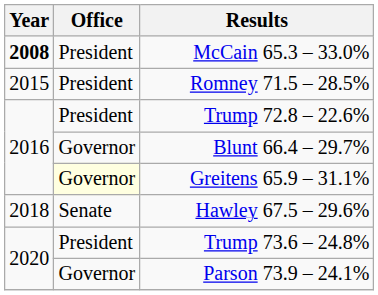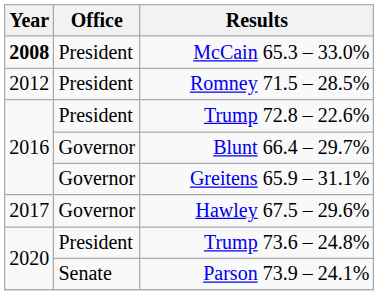(29, 83) 2015 -> (29, 83) 2012
(97, 178) lightyellow background -> (97, 178) no background
(29, 210) 2018 -> (29, 210) 2017
(85, 210) Senate -> (97, 210) Governor
(97, 274) Governor -> (85, 274) Senate
